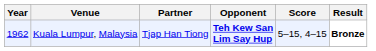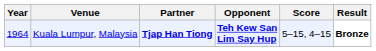(18, 33) 1962 -> (18, 33) 1964
(175, 33) normal -> (177, 33) bold
